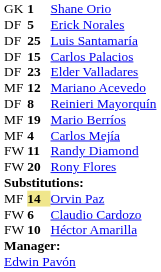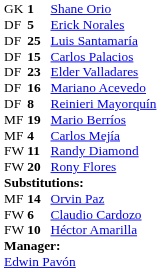(14, 87) MF -> (13, 87) DF
(34, 87) 12 -> (34, 87) 16
(34, 198) khaki background -> (34, 198) no background
